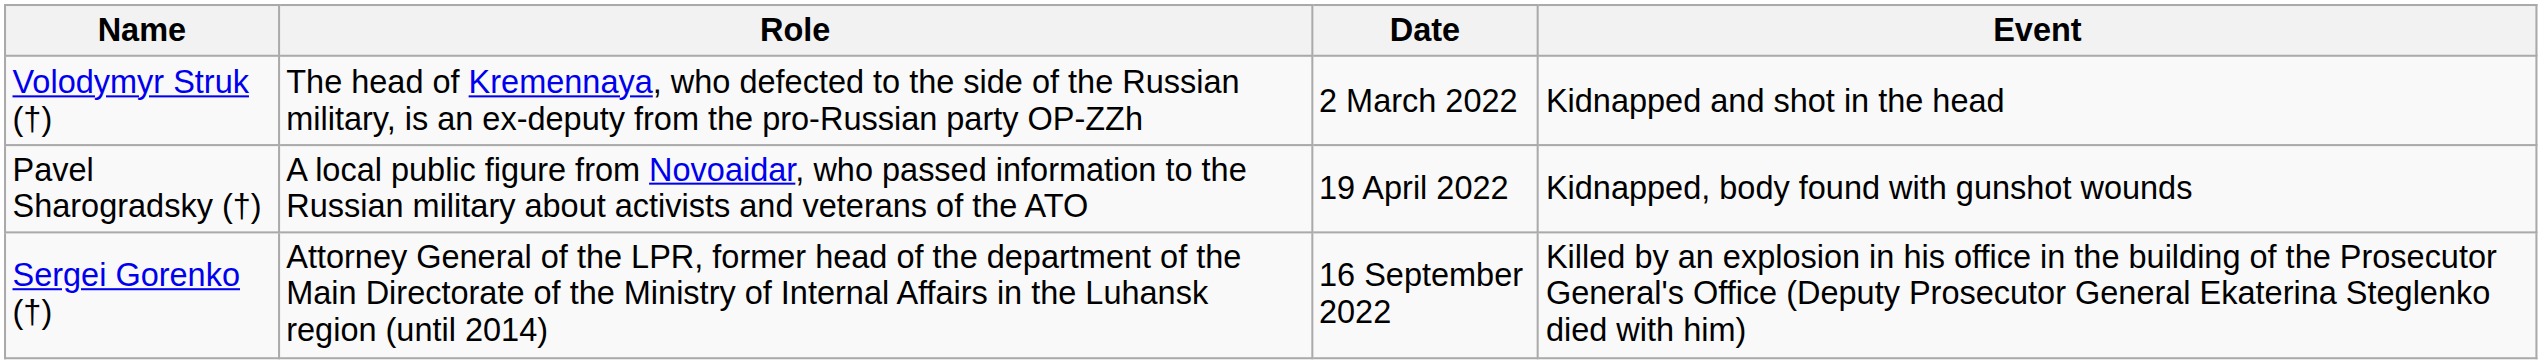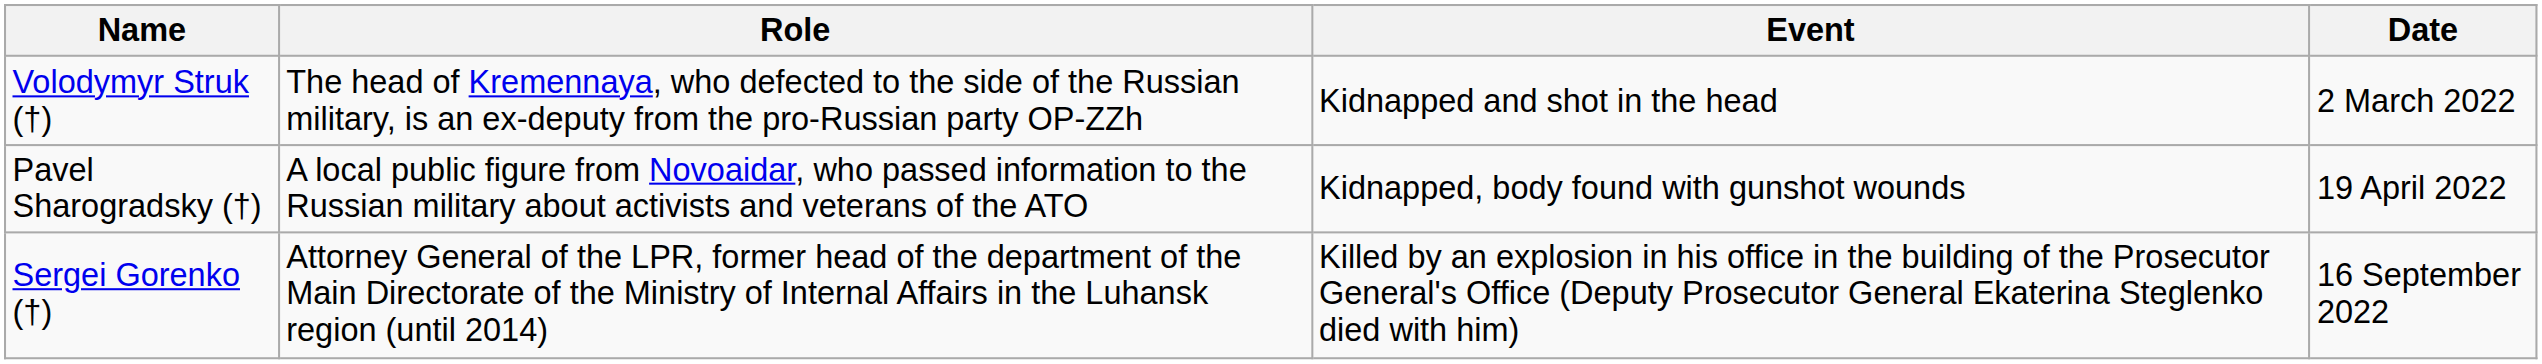columns swapped: (1425, 30) <-> (2037, 30)
